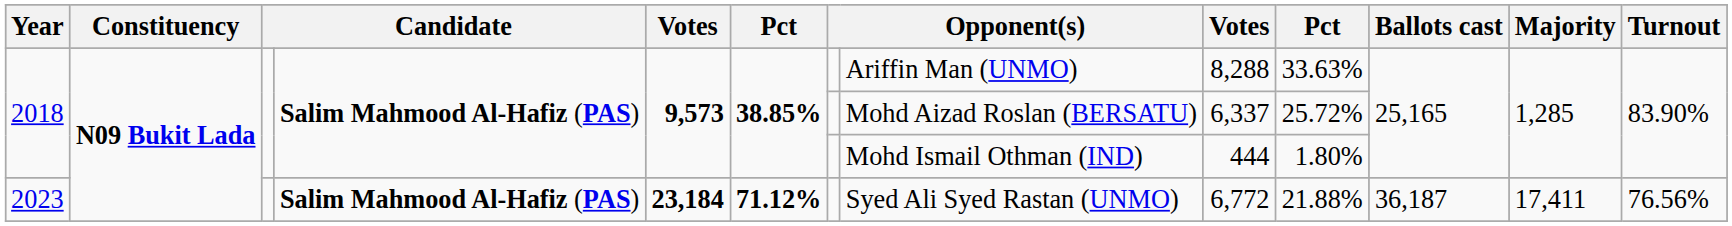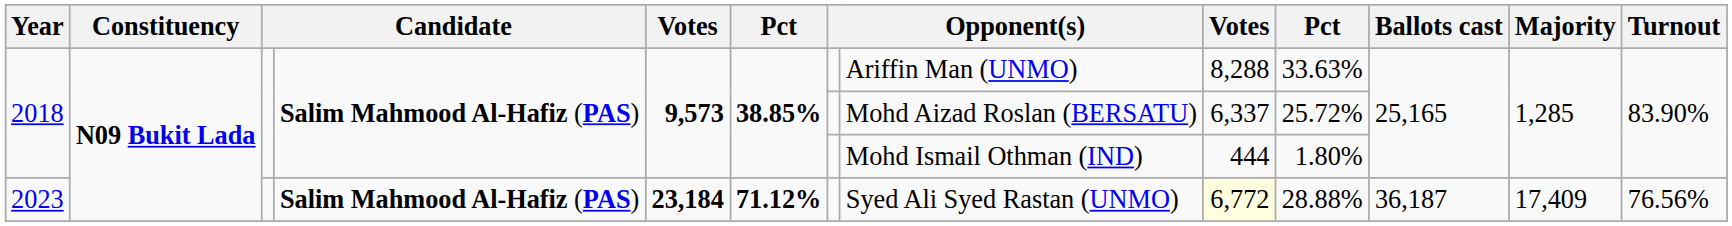(1240, 199) no background -> (1240, 199) lightyellow background
(1322, 199) 21.88% -> (1322, 199) 28.88%
(1551, 199) 17,411 -> (1551, 199) 17,409
